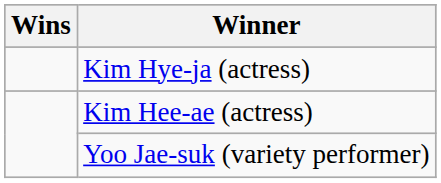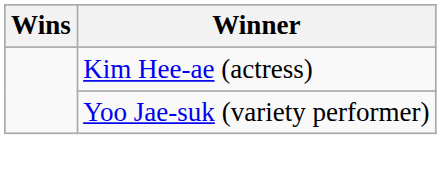- row: (197, 68)
